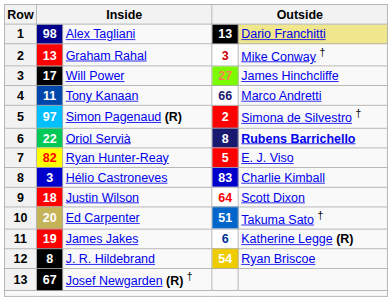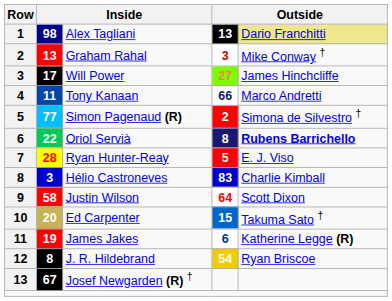(50, 117) 97 -> (50, 117) 77
(50, 158) 82 -> (50, 158) 28
(50, 197) 18 -> (50, 197) 58
(225, 218) 51 -> (225, 218) 15
